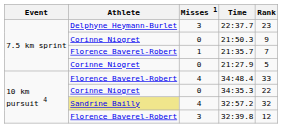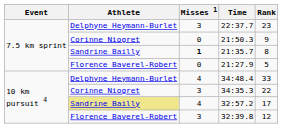(124, 51) Florence Baverel-Robert -> (105, 51) Sandrine Bailly
(199, 51) normal -> (199, 51) bold
(267, 51) 7 -> (267, 51) 8
(105, 64) Corinne Niogret -> (124, 64) Florence Baverel-Robert
(124, 77) Florence Baverel-Robert -> (124, 77) Delphyne Heymann-Burlet
(199, 90) 0 -> (199, 90) 3
(267, 103) 32 -> (267, 103) 17
